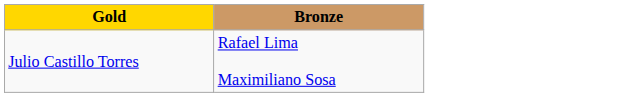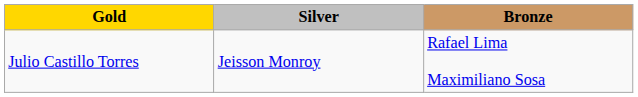+ column: (319, 17)
